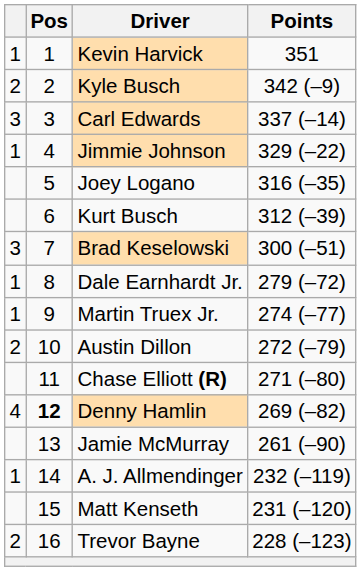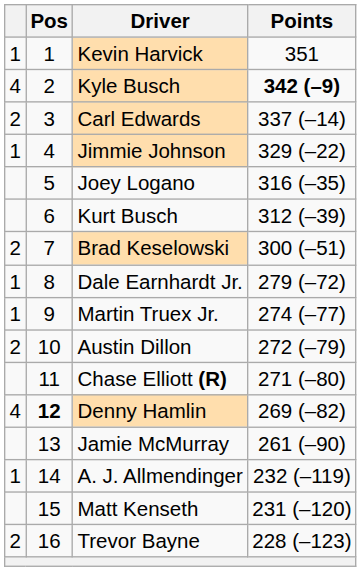(15, 86) 2 -> (15, 86) 4
(302, 86) normal -> (302, 86) bold
(15, 119) 3 -> (15, 119) 2
(15, 248) 3 -> (15, 248) 2
